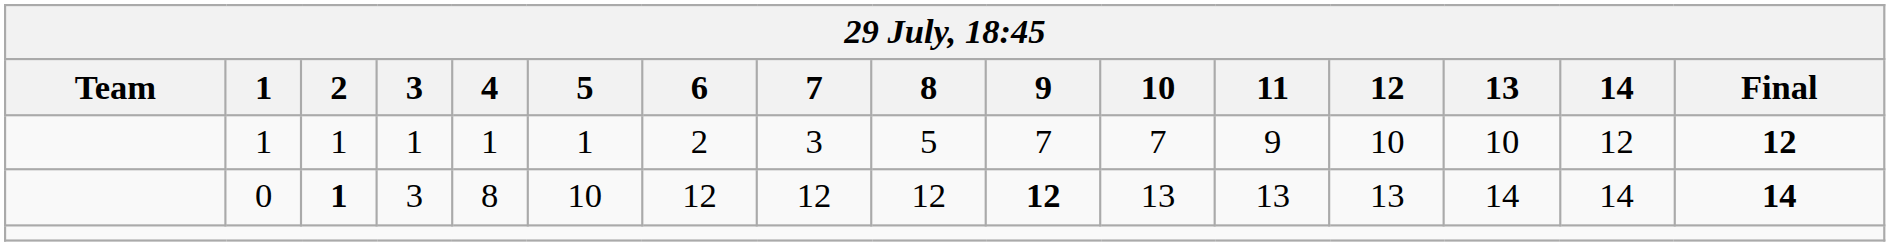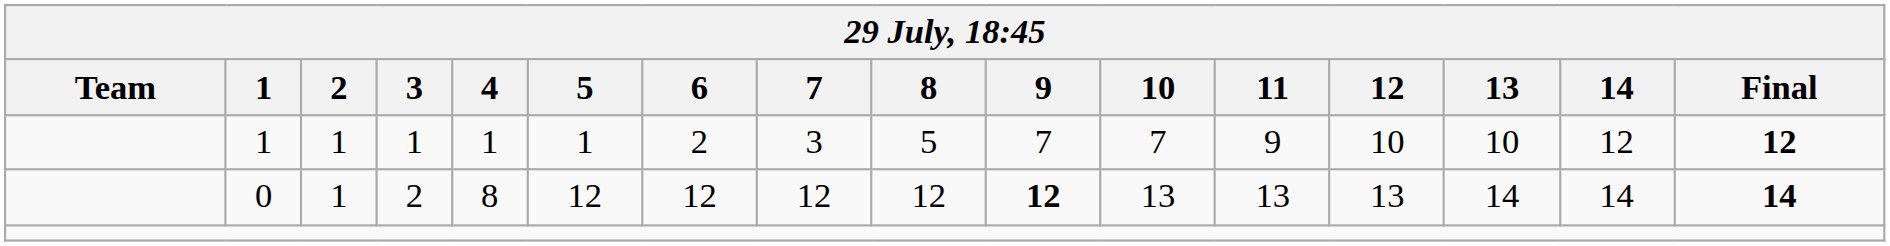(339, 196) bold -> (339, 196) normal
(414, 196) 3 -> (414, 196) 2
(585, 196) 10 -> (585, 196) 12
